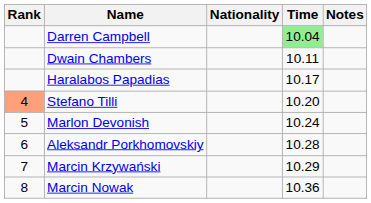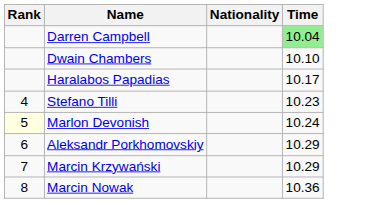- column: (345, 15)
(303, 58) 10.11 -> (303, 58) 10.10
(24, 101) lightsalmon background -> (24, 101) no background
(303, 101) 10.20 -> (303, 101) 10.23
(24, 123) no background -> (24, 123) lightyellow background
(303, 144) 10.28 -> (303, 144) 10.29
